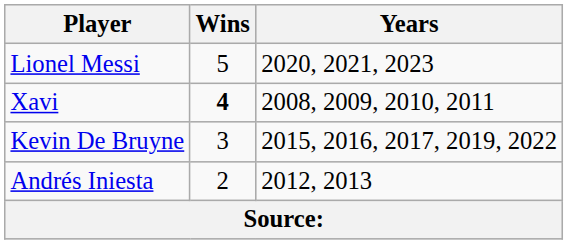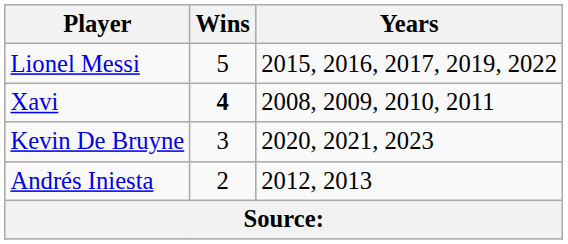(348, 63) 2020, 2021, 2023 -> (409, 63) 2015, 2016, 2017, 2019, 2022
(409, 141) 2015, 2016, 2017, 2019, 2022 -> (348, 141) 2020, 2021, 2023
